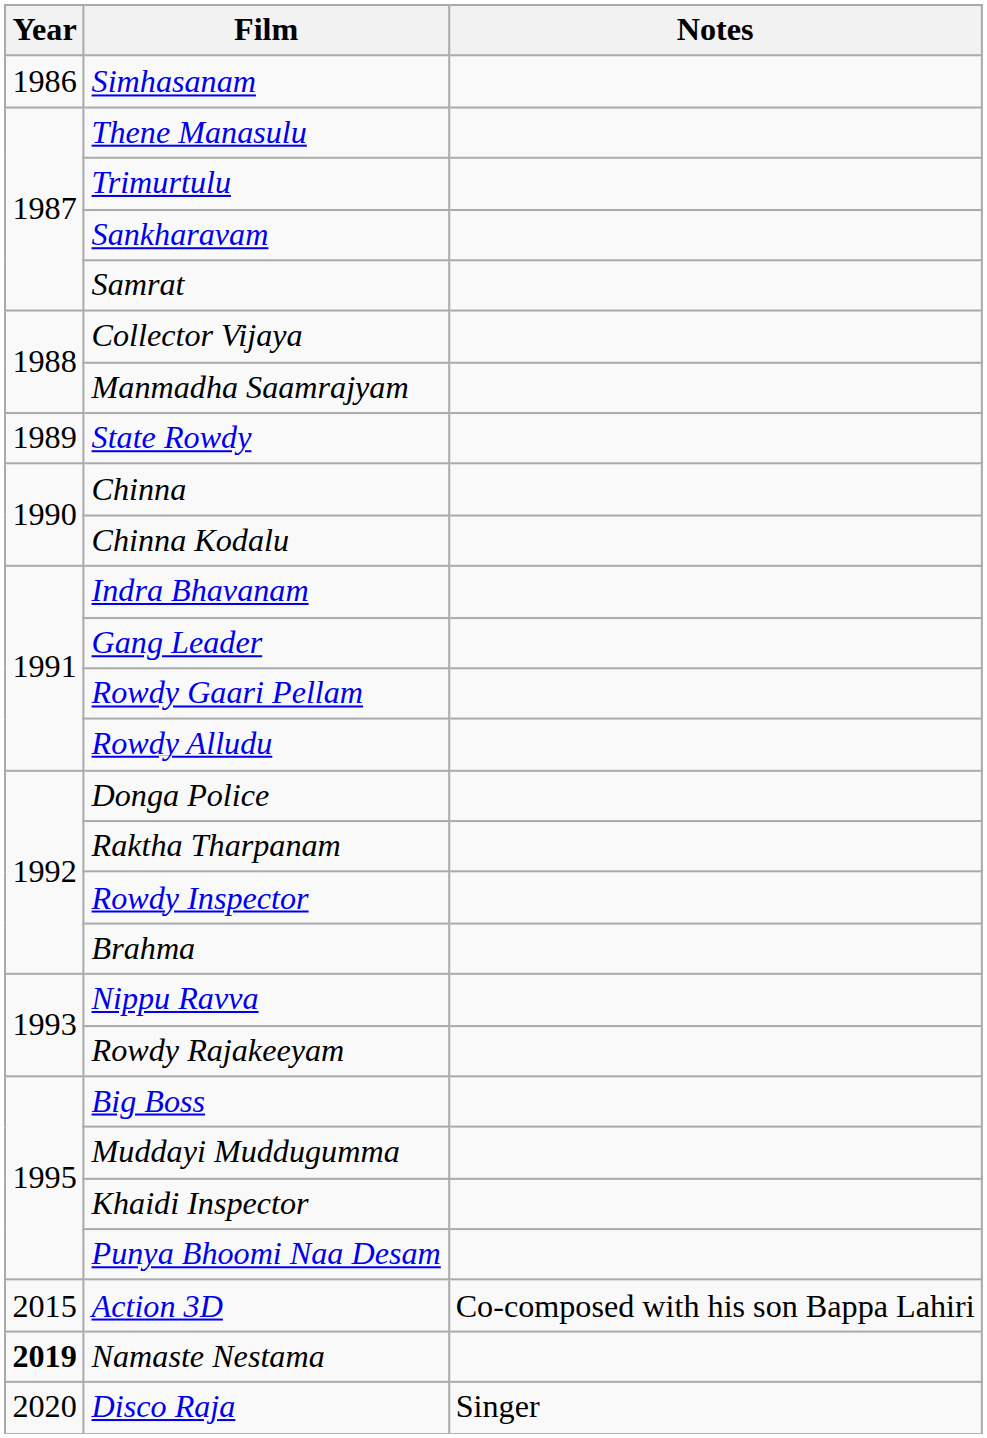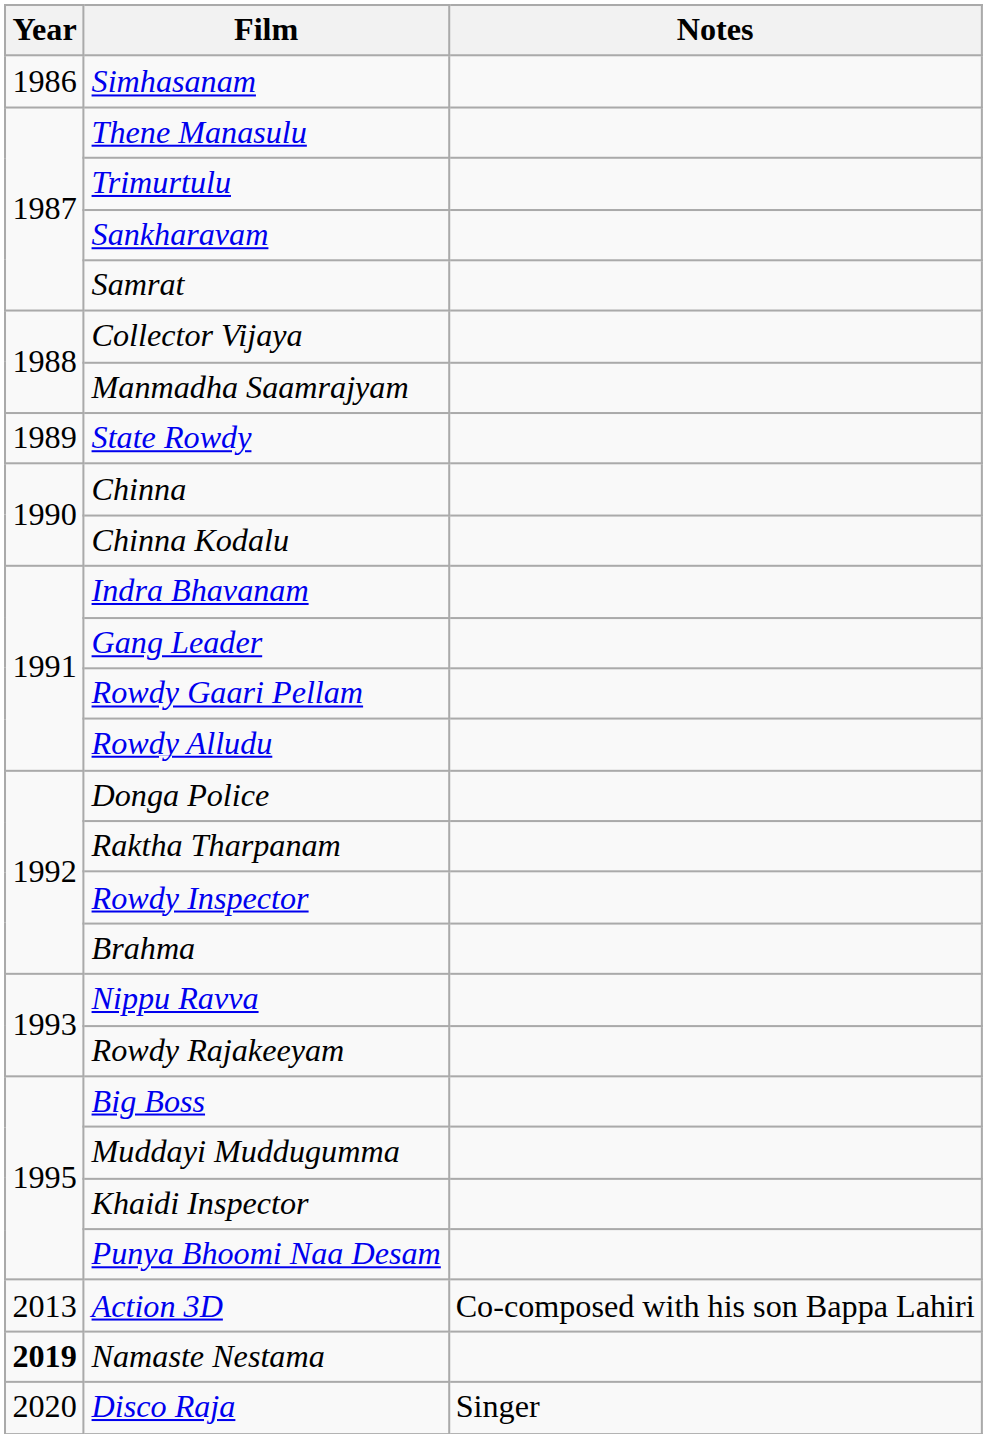(45, 1305) 2015 -> (45, 1305) 2013
